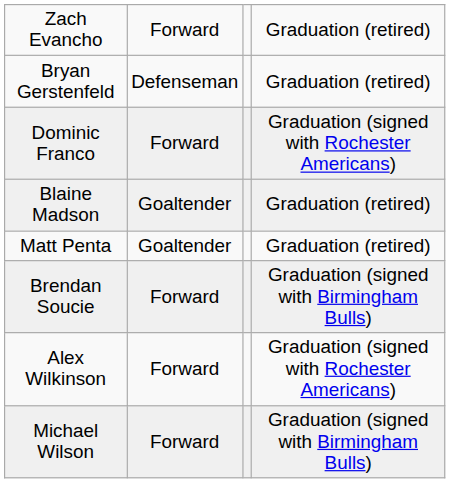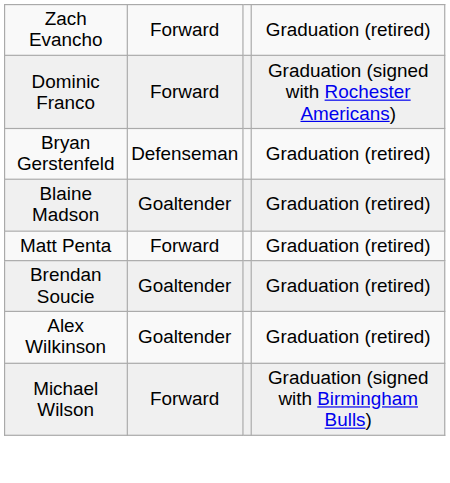rows swapped: (66, 143) <-> (66, 81)
(185, 245) Goaltender -> (185, 245) Forward
(185, 296) Forward -> (185, 286) Goaltender
(348, 296) Graduation (signed with Birmingham Bulls) -> (348, 286) Graduation (retired)
(185, 369) Forward -> (185, 337) Goaltender
(348, 369) Graduation (signed with Rochester Americans) -> (348, 337) Graduation (retired)
